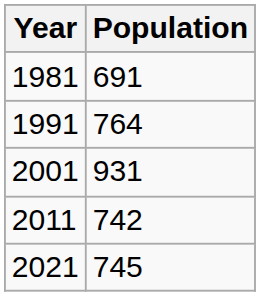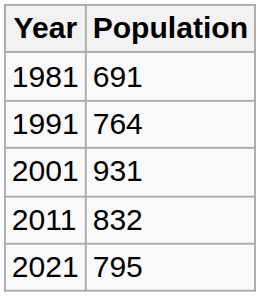(118, 219) 742 -> (118, 219) 832
(118, 266) 745 -> (118, 266) 795
